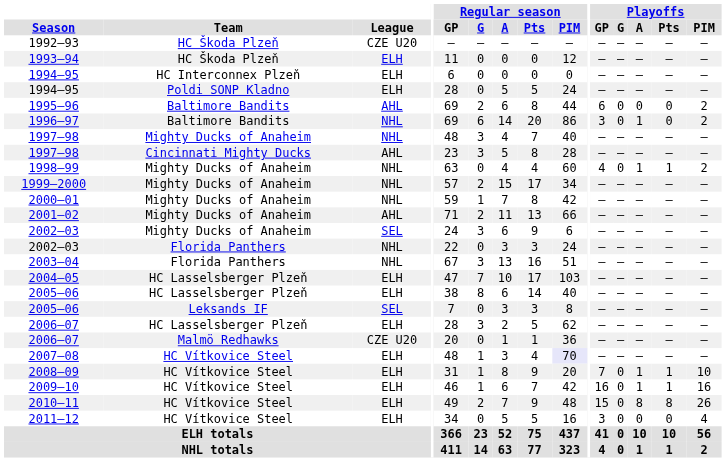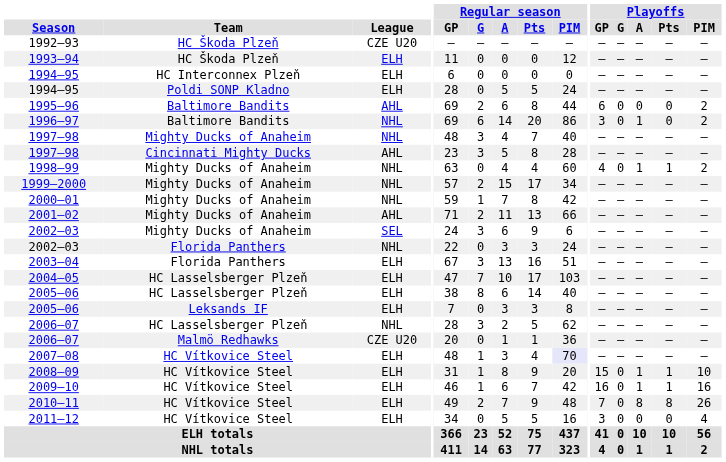(392, 262) NHL -> (392, 262) ELH
(392, 309) SEL -> (392, 309) ELH
(392, 325) ELH -> (392, 325) NHL
(602, 372) 7 -> (602, 372) 15
(602, 403) 15 -> (602, 403) 7
